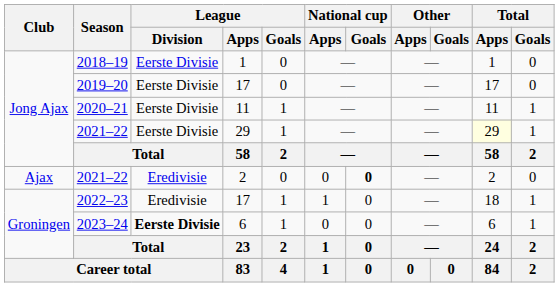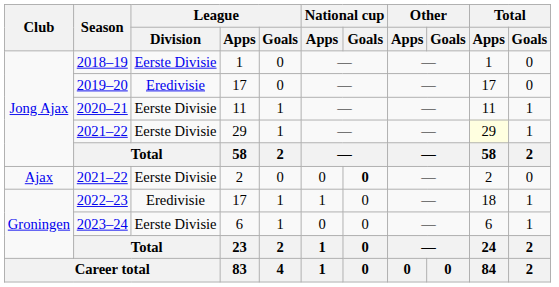(177, 85) Eerste Divisie -> (176, 85) Eredivisie
(177, 177) Eredivisie -> (176, 177) Eerste Divisie
(177, 223) bold -> (176, 223) normal
